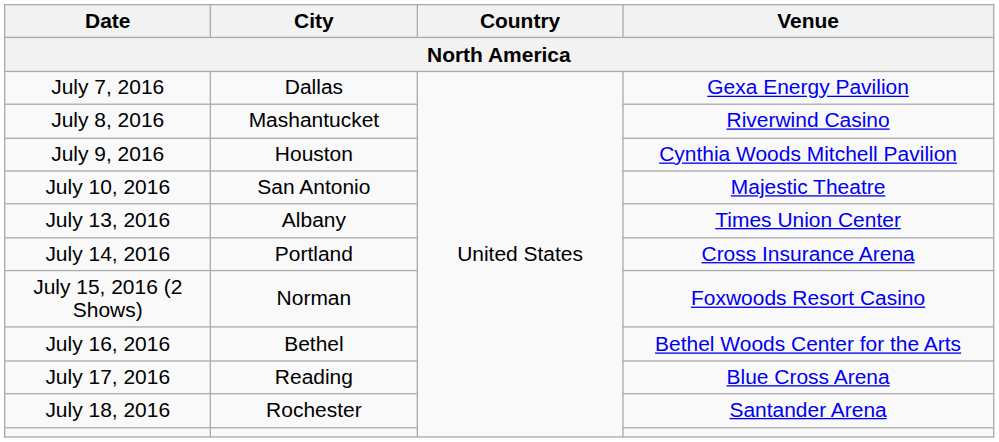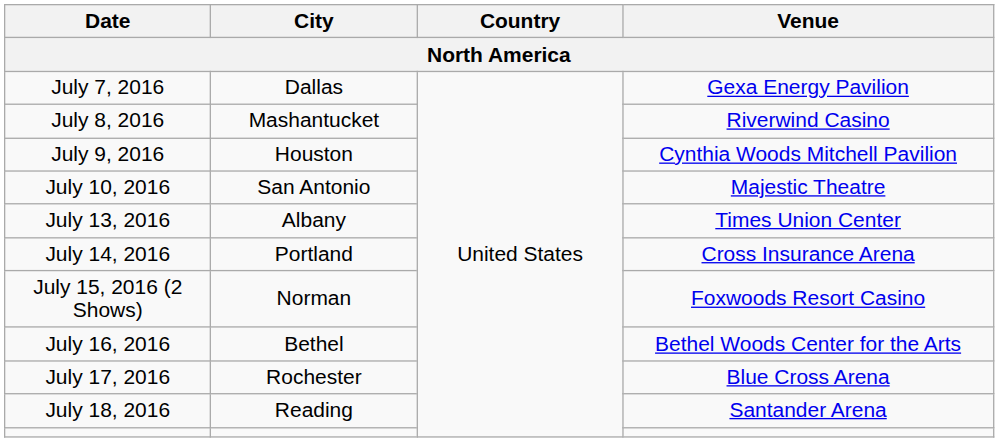(314, 377) Reading -> (314, 377) Rochester
(314, 410) Rochester -> (314, 410) Reading
